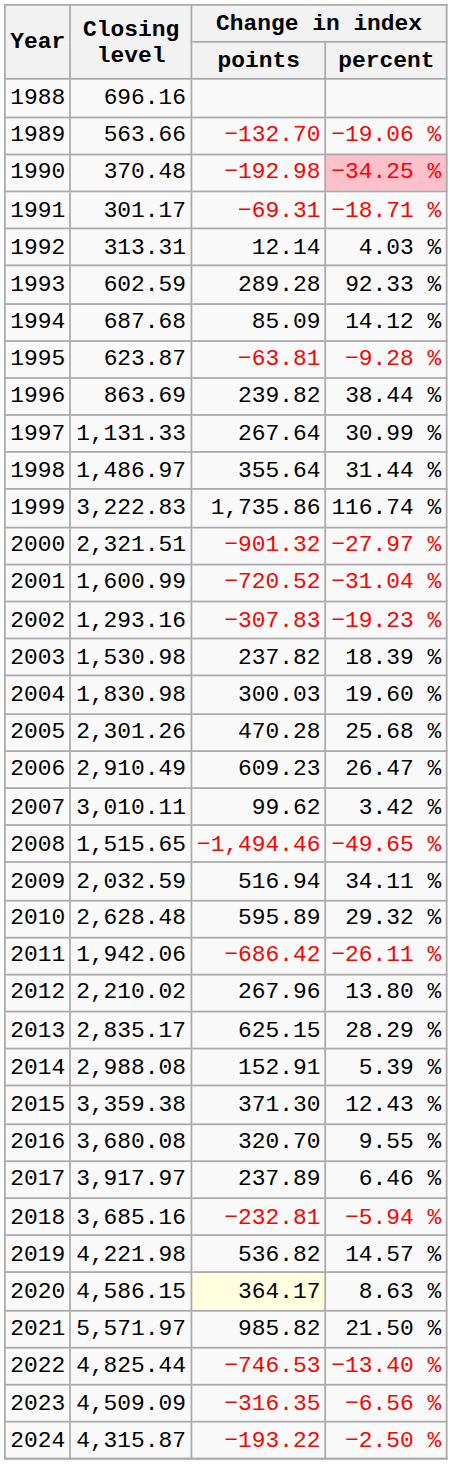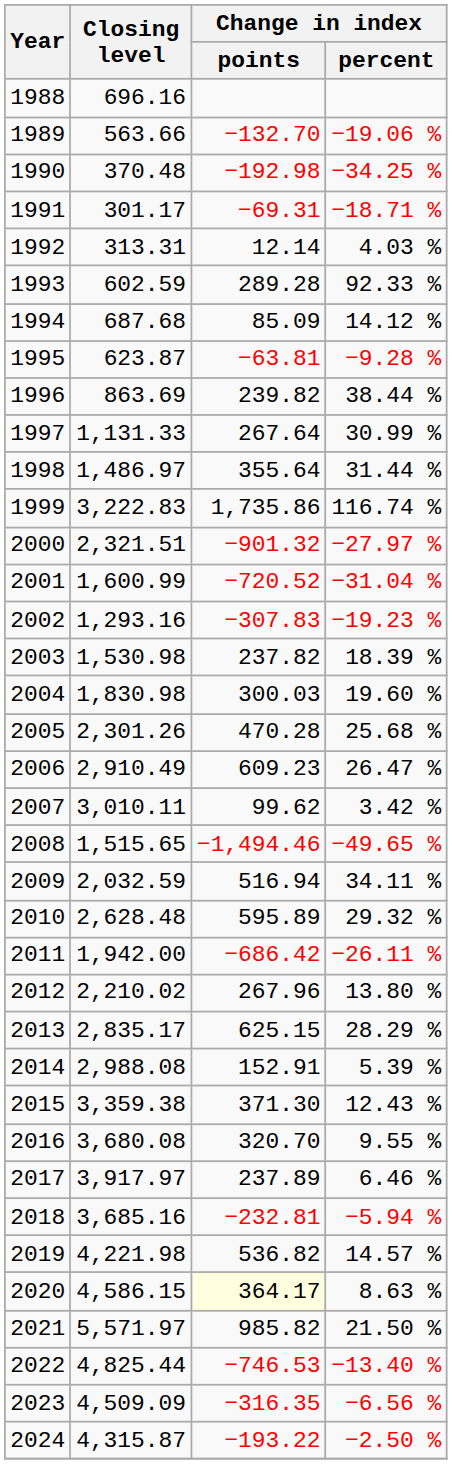(386, 173) pink background -> (386, 173) no background
(131, 956) 1,942.06 -> (131, 956) 1,942.00
